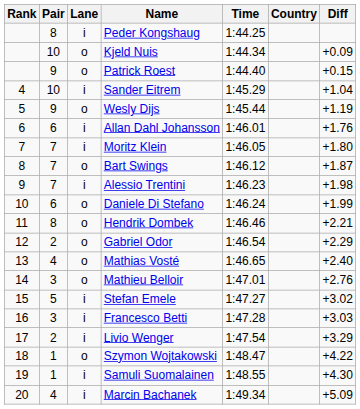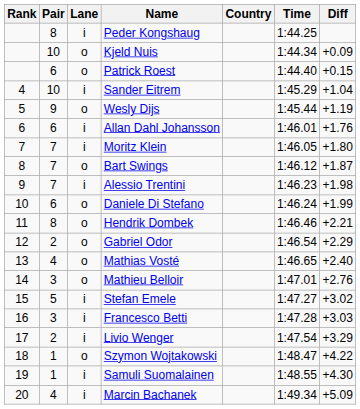columns swapped: (294, 14) <-> (245, 14)
(53, 71) 9 -> (53, 71) 6
